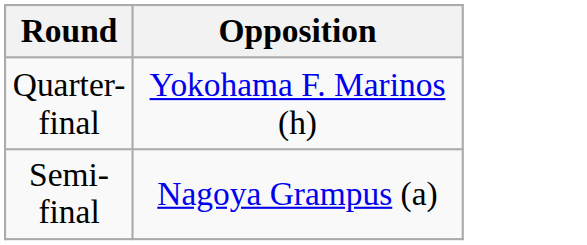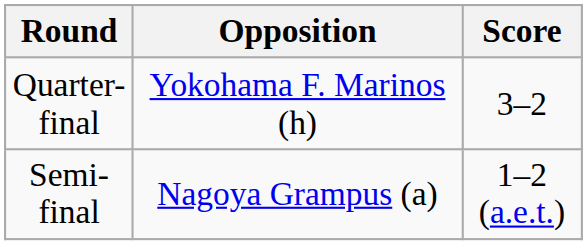+ column: (522, 31)
